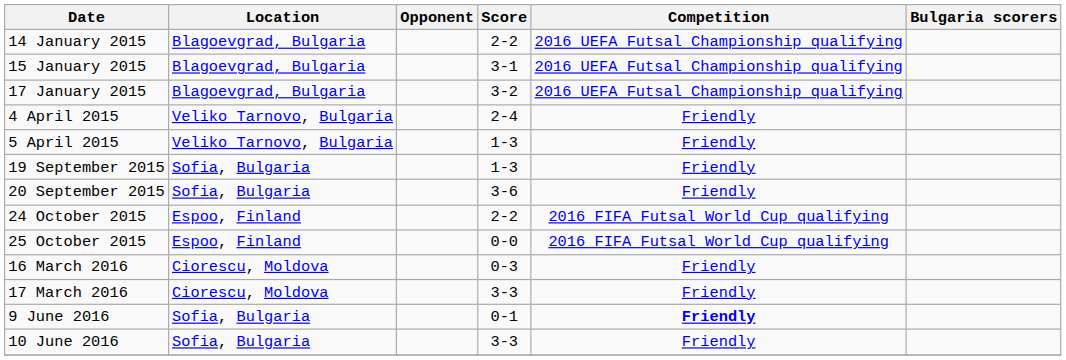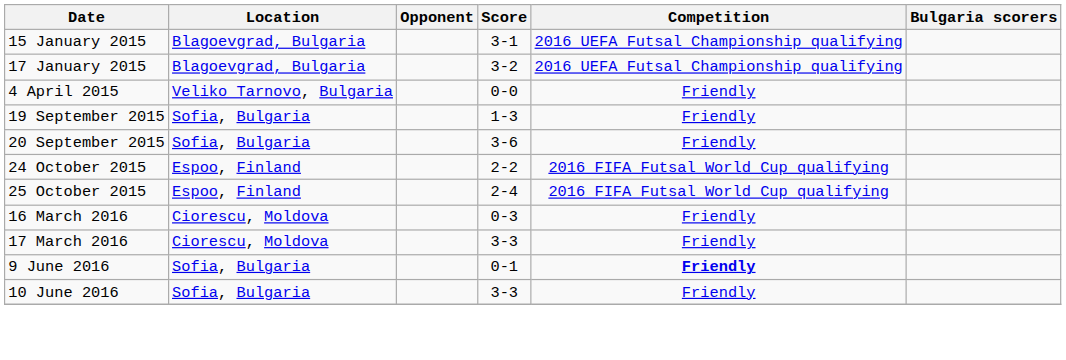- row: (77, 42)
(504, 117) 2-4 -> (504, 92) 0-0
- row: (63, 142)
(504, 242) 0-0 -> (504, 192) 2-4
